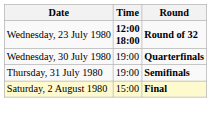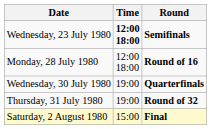(171, 34) Round of 32 -> (167, 34) Semifinals
+ row: (52, 62)
(167, 72) Semifinals -> (171, 100) Round of 32
